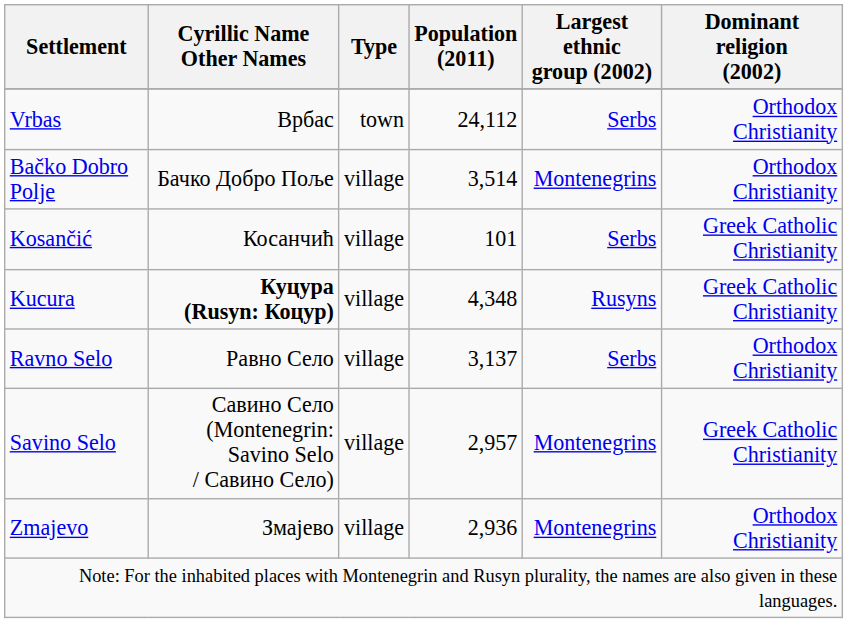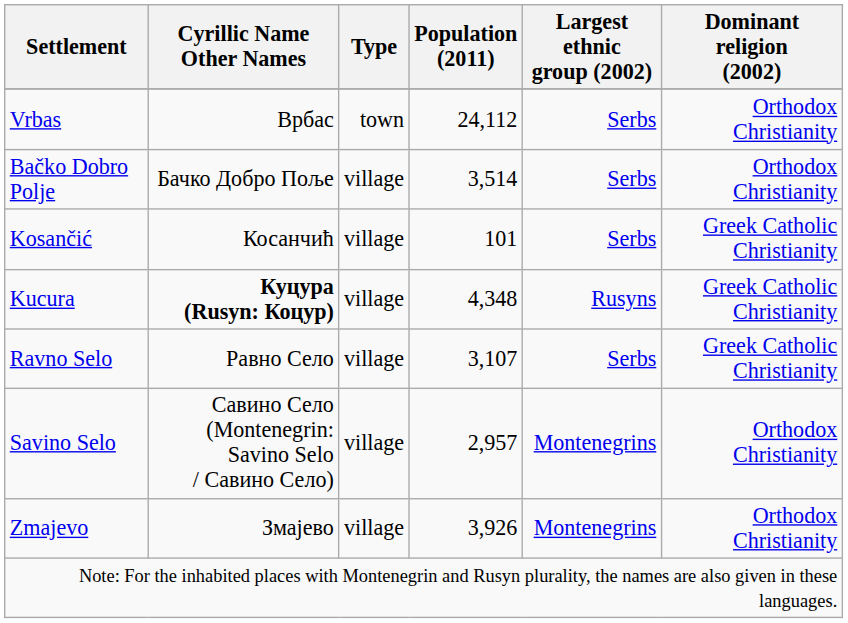(595, 178) Montenegrins -> (632, 178) Serbs
(492, 358) 3,137 -> (492, 358) 3,107
(785, 358) Orthodox Christianity -> (770, 358) Greek Catholic Christianity
(770, 443) Greek Catholic Christianity -> (785, 443) Orthodox Christianity
(492, 527) 2,936 -> (492, 527) 3,926
